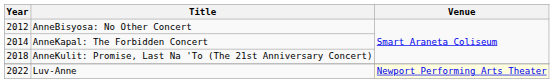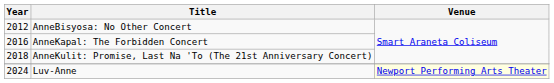(17, 41) 2014 -> (17, 41) 2016
(17, 71) 2022 -> (17, 71) 2024
